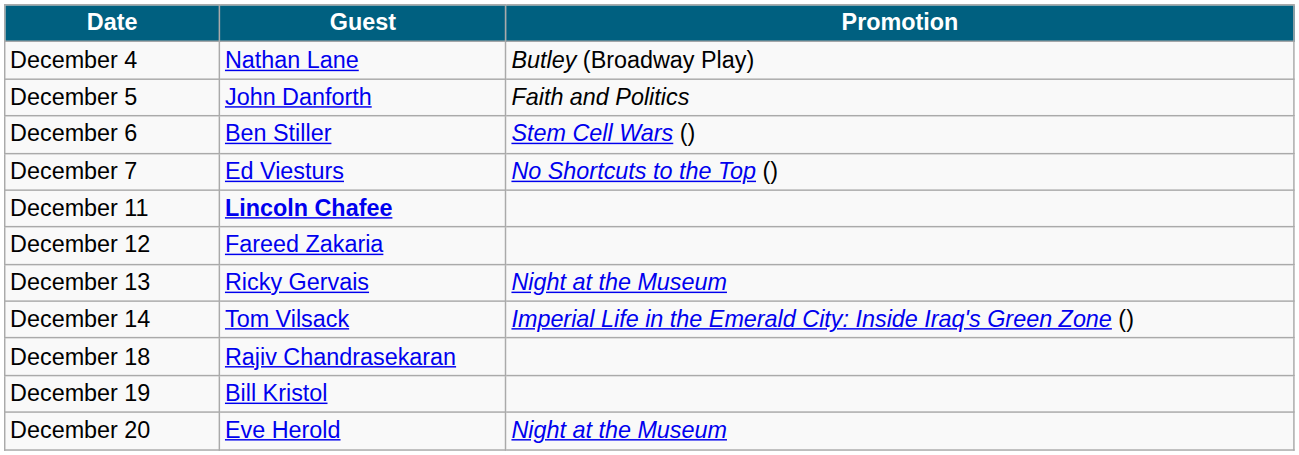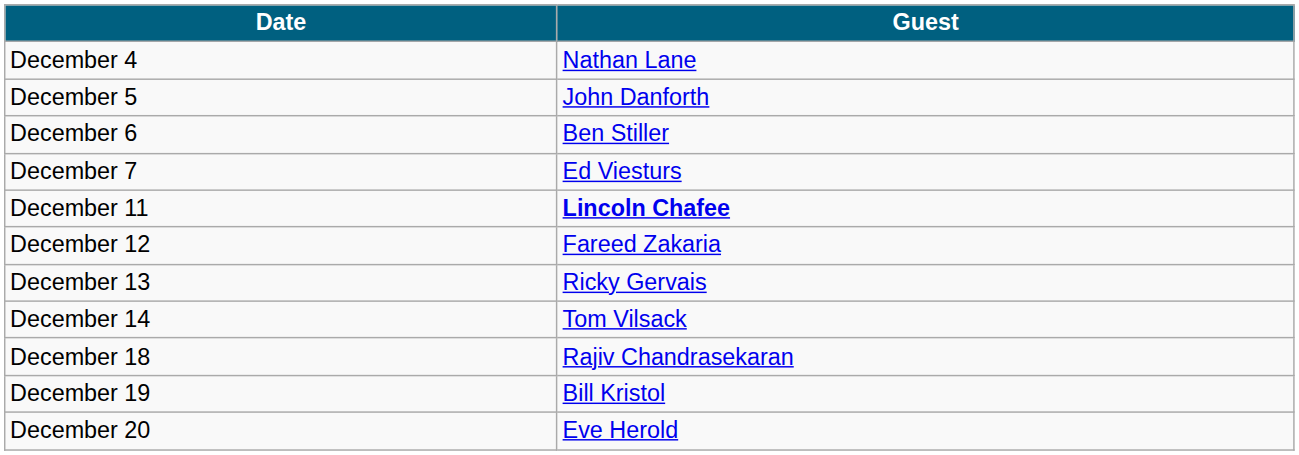- column: (900, 23)
